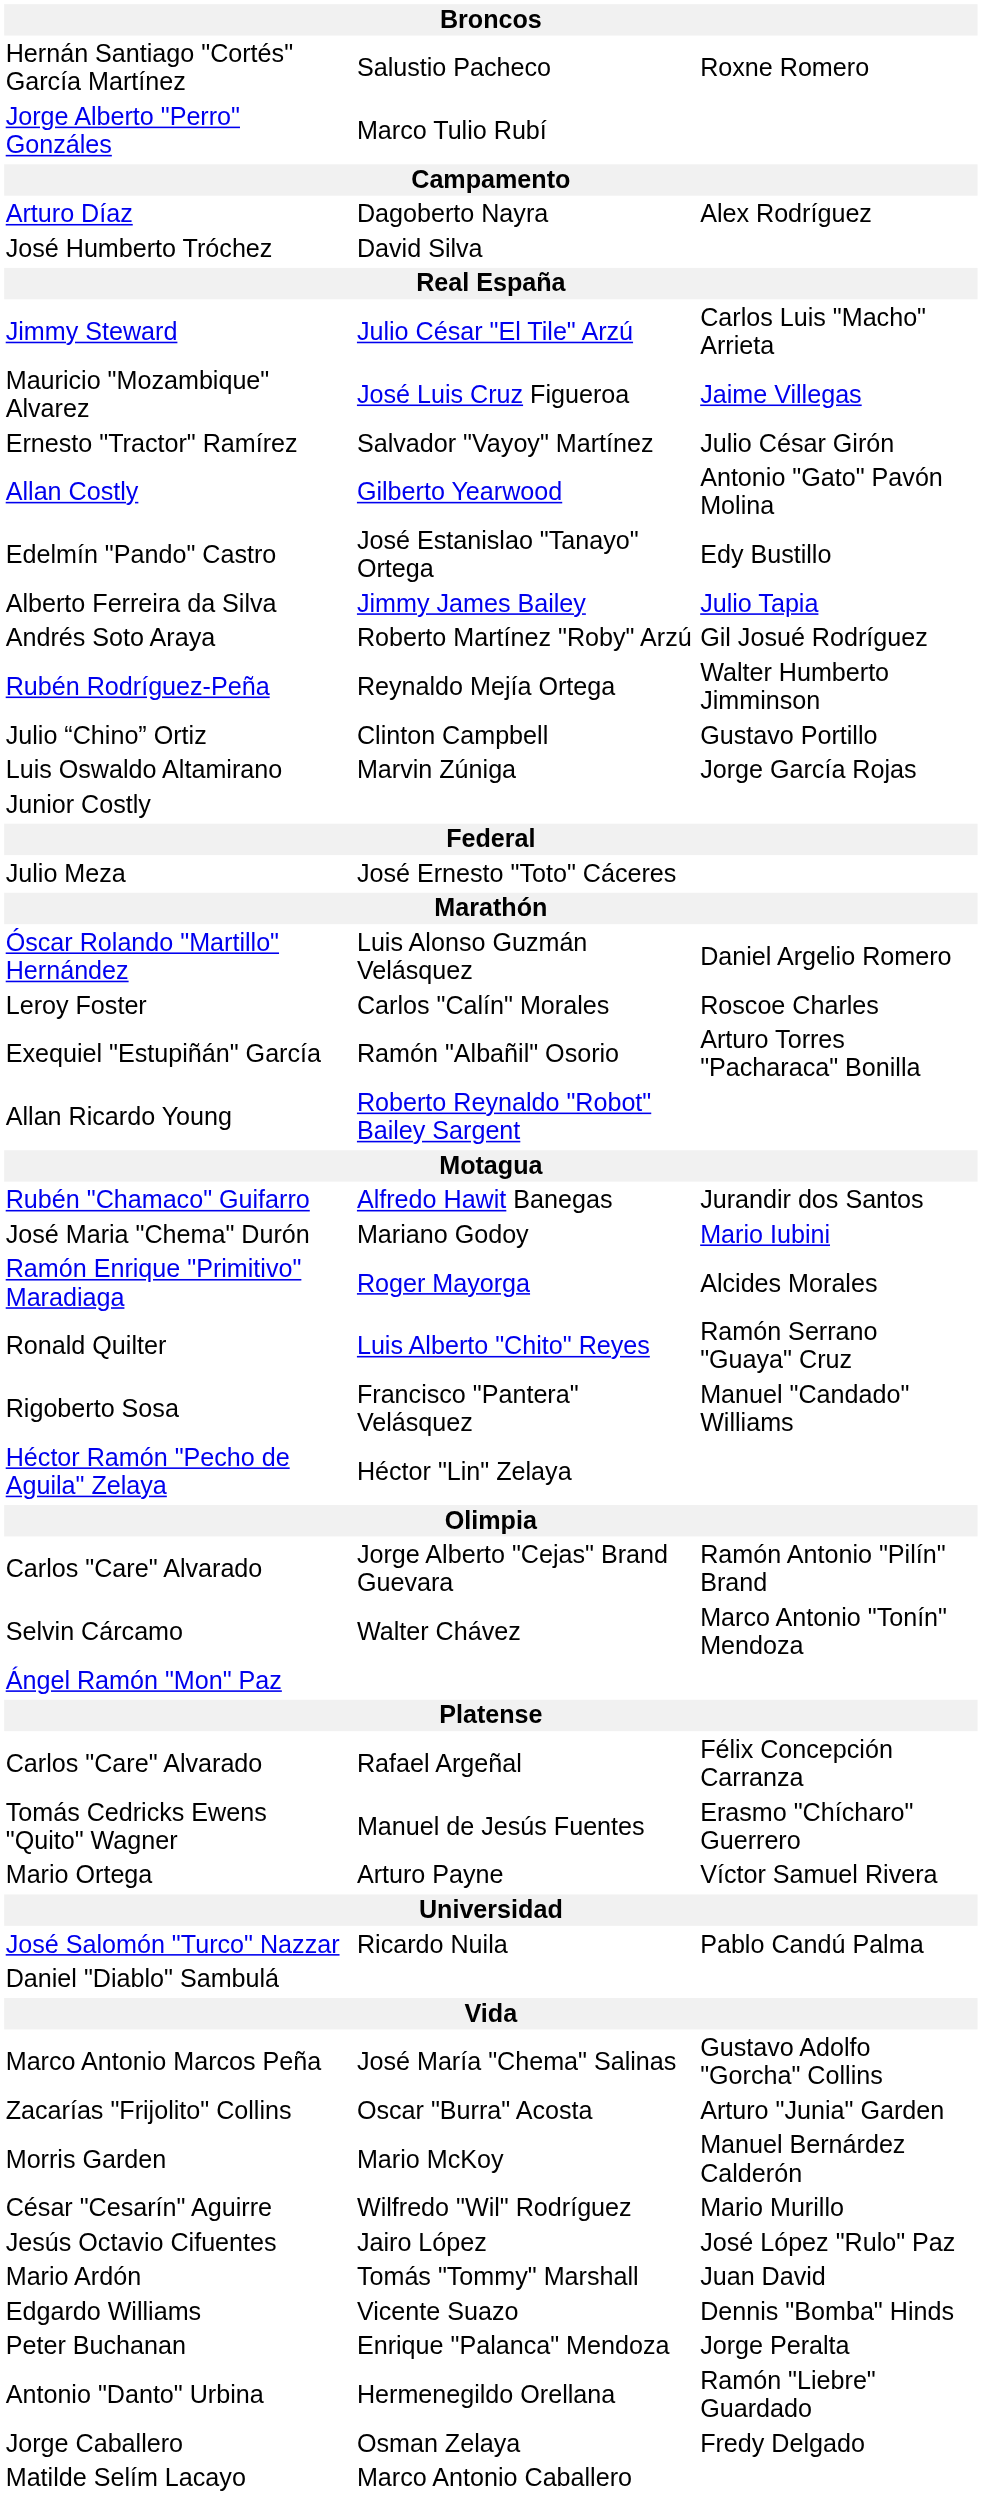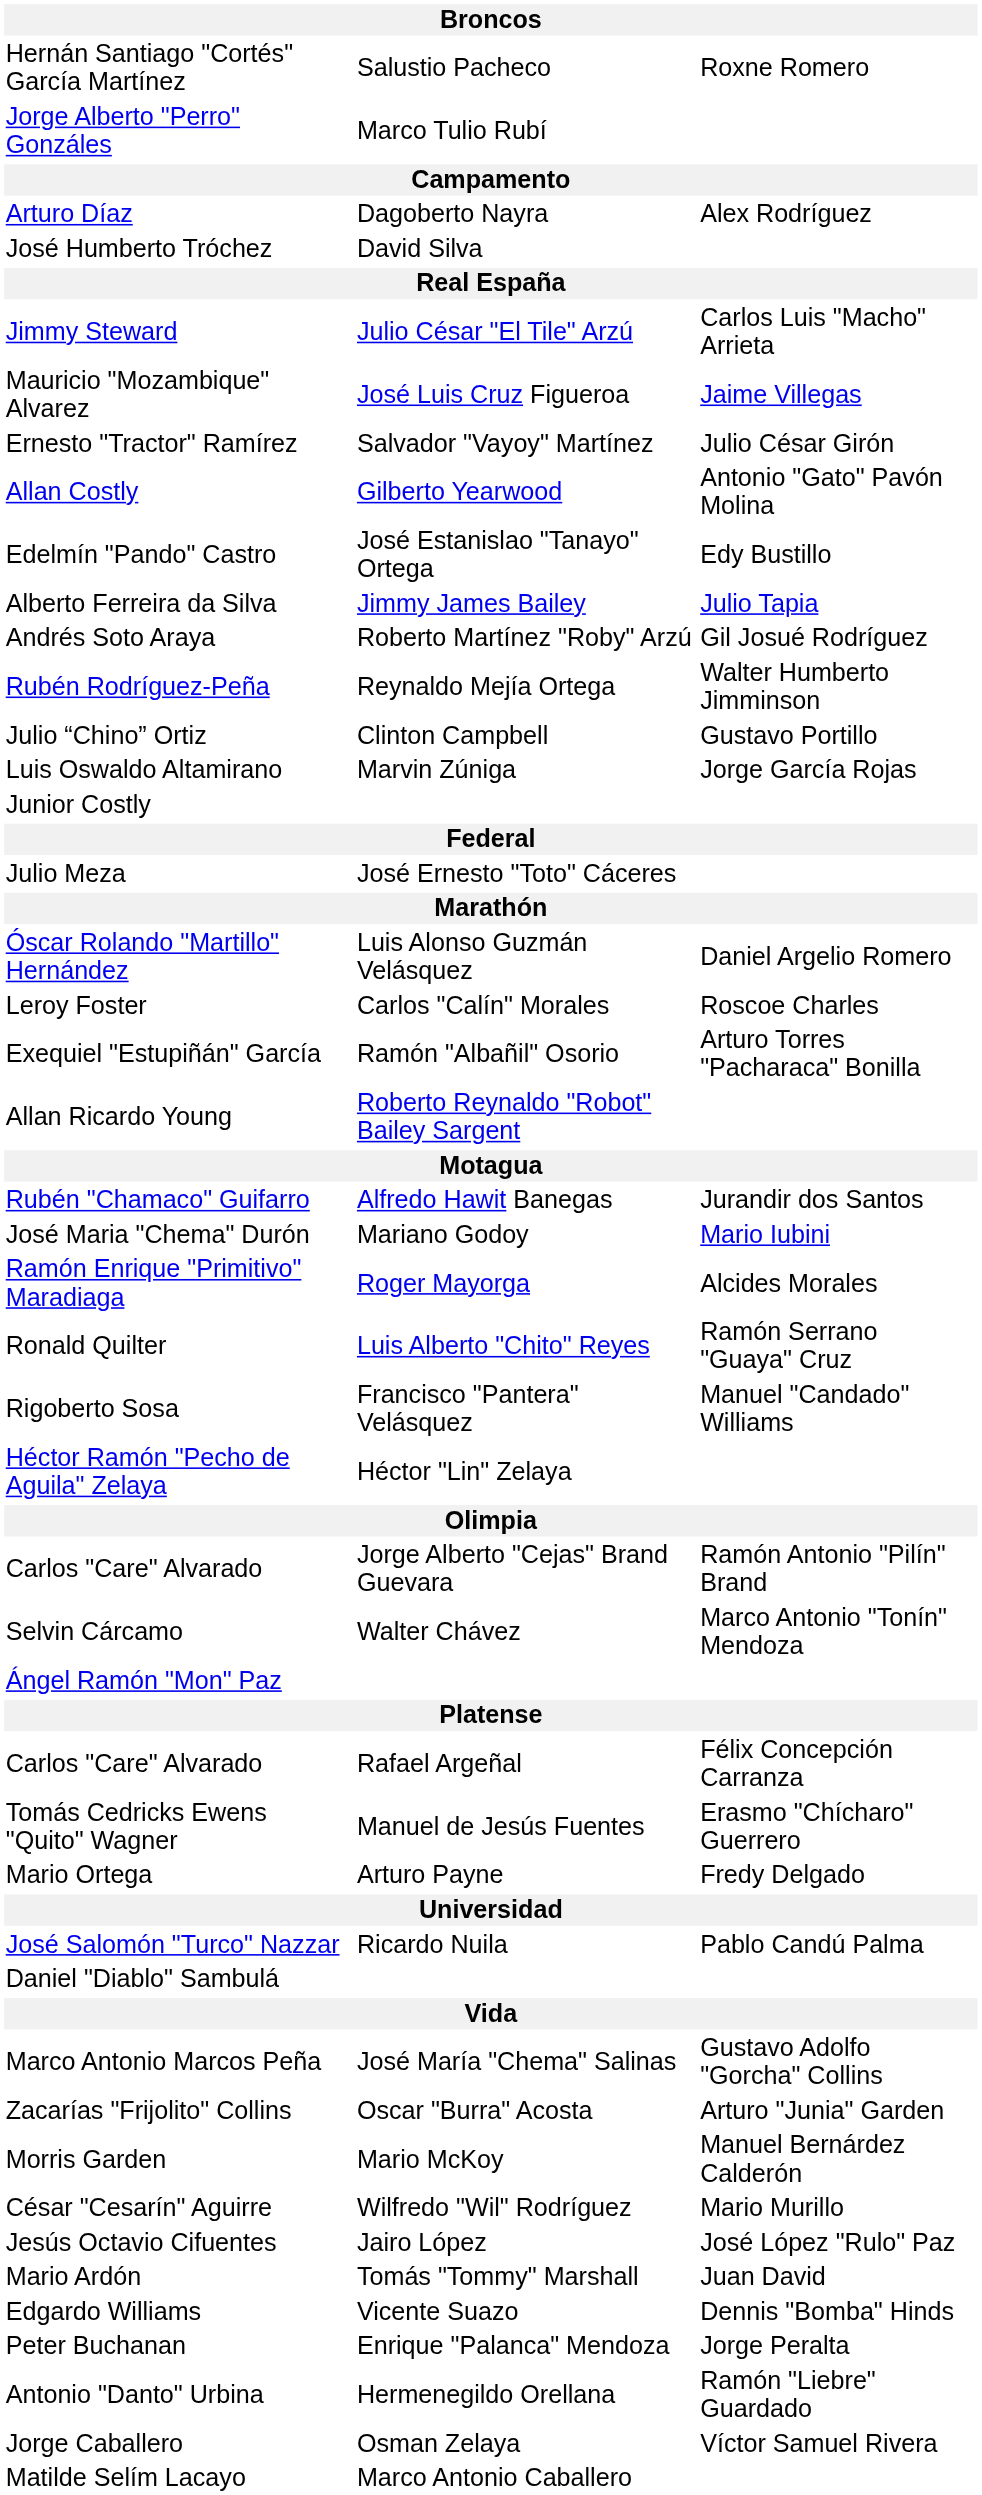(819, 1875) Víctor Samuel Rivera -> (783, 1875) Fredy Delgado
(783, 2443) Fredy Delgado -> (819, 2443) Víctor Samuel Rivera
